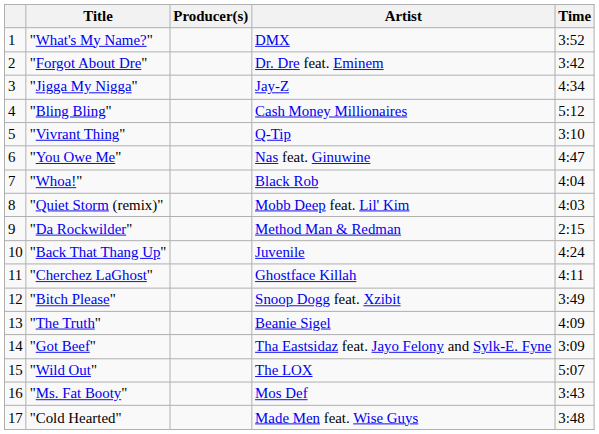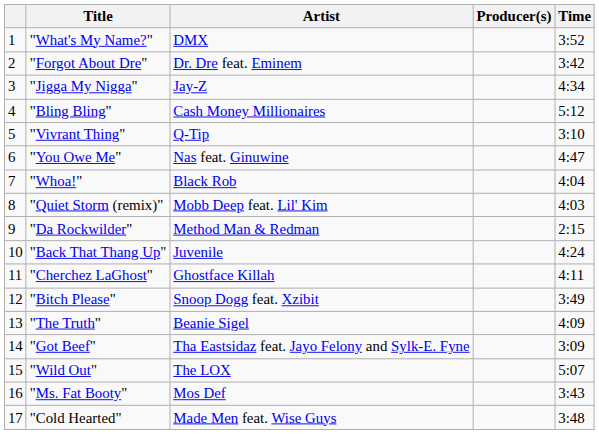columns swapped: (403, 16) <-> (211, 16)
